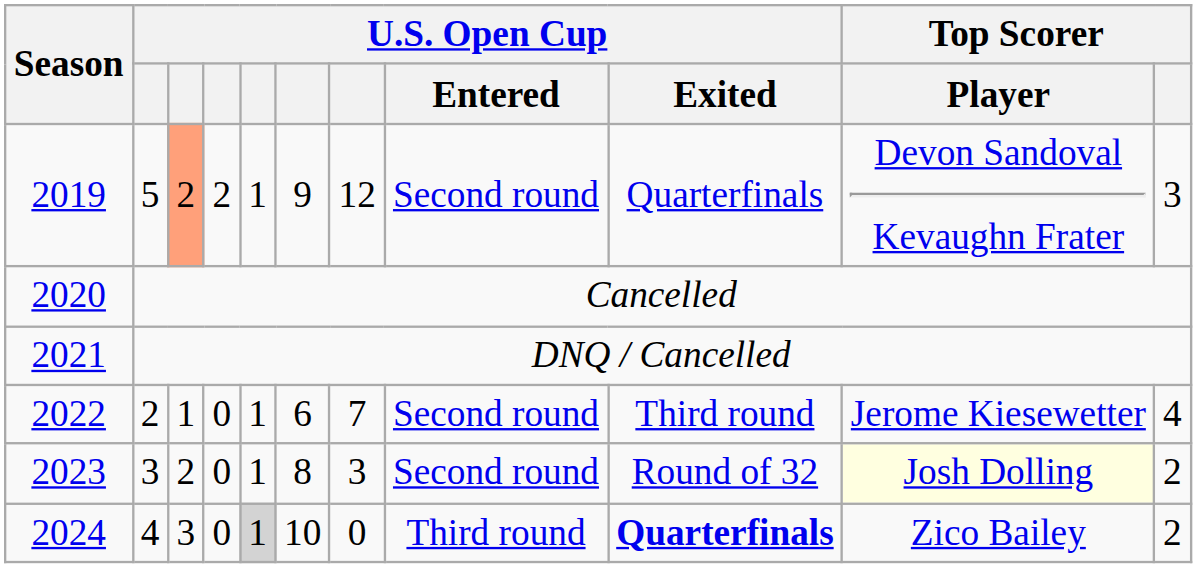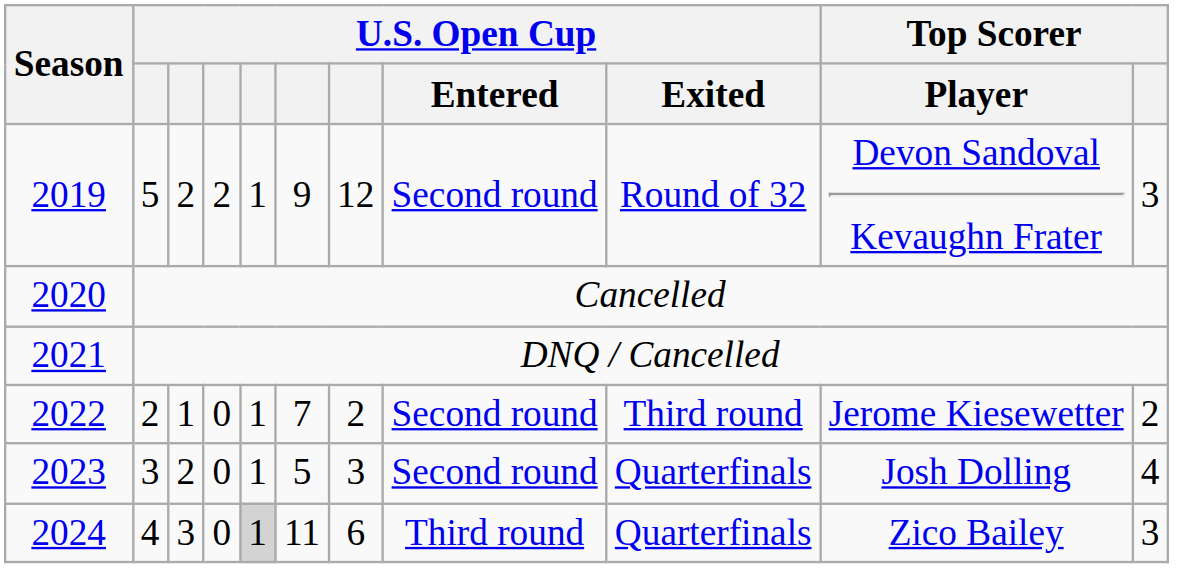(186, 194) lightsalmon background -> (186, 194) no background
(725, 194) Quarterfinals -> (713, 194) Round of 32
(303, 413) 6 -> (302, 413) 7
(357, 413) 7 -> (356, 413) 2
(1172, 413) 4 -> (1150, 413) 2
(303, 472) 8 -> (302, 472) 5
(725, 472) Round of 32 -> (713, 472) Quarterfinals
(998, 472) lightyellow background -> (976, 472) no background
(1172, 472) 2 -> (1150, 472) 4
(303, 531) 10 -> (302, 531) 11
(357, 531) 0 -> (356, 531) 6
(725, 531) bold -> (713, 531) normal
(1172, 531) 2 -> (1150, 531) 3
